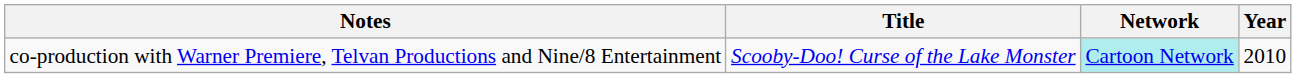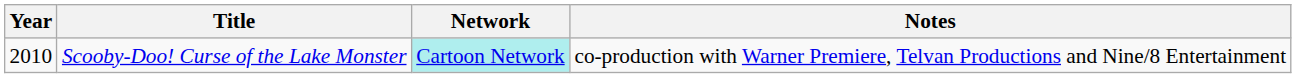columns swapped: (1265, 21) <-> (365, 21)
